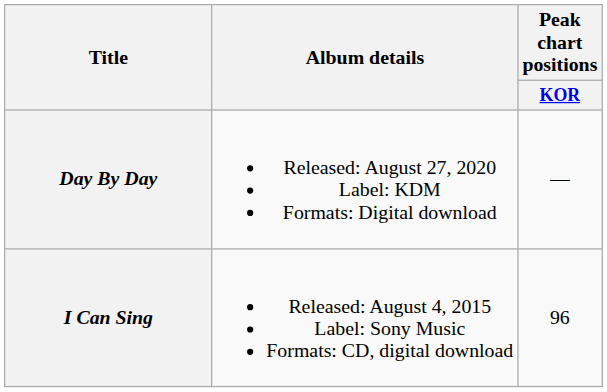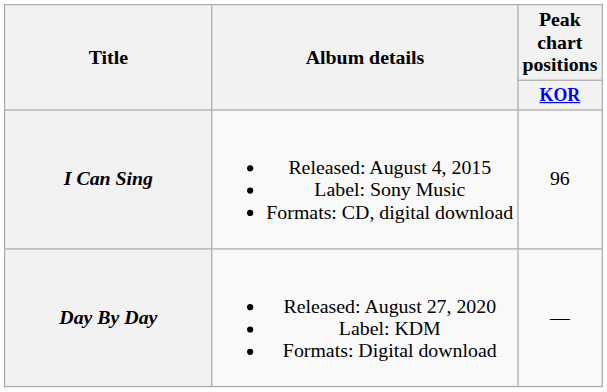rows swapped: (108, 317) <-> (108, 179)
